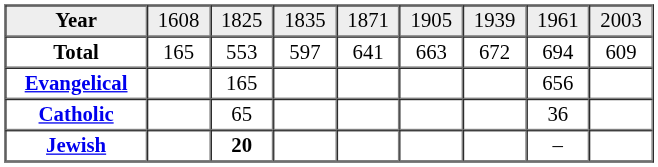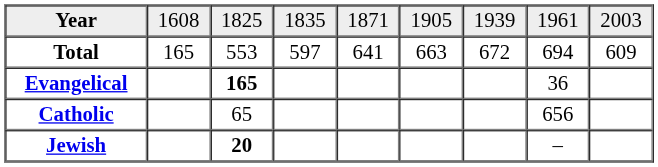(242, 83) normal -> (242, 83) bold
(558, 83) 656 -> (558, 83) 36
(558, 114) 36 -> (558, 114) 656
